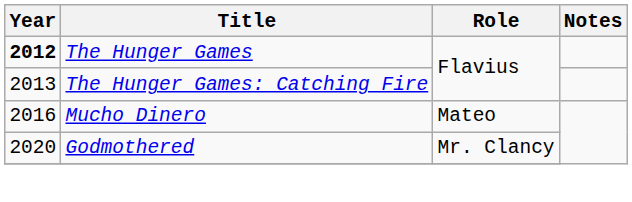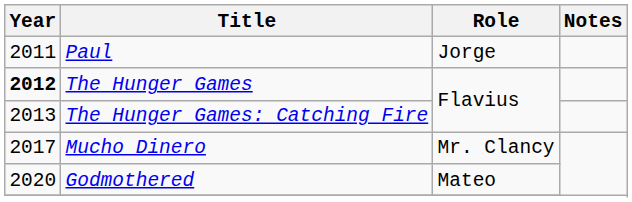+ row: (89, 52)
(33, 116) 2016 -> (33, 148) 2017
(467, 116) Mateo -> (496, 148) Mr. Clancy
(496, 148) Mr. Clancy -> (467, 180) Mateo
